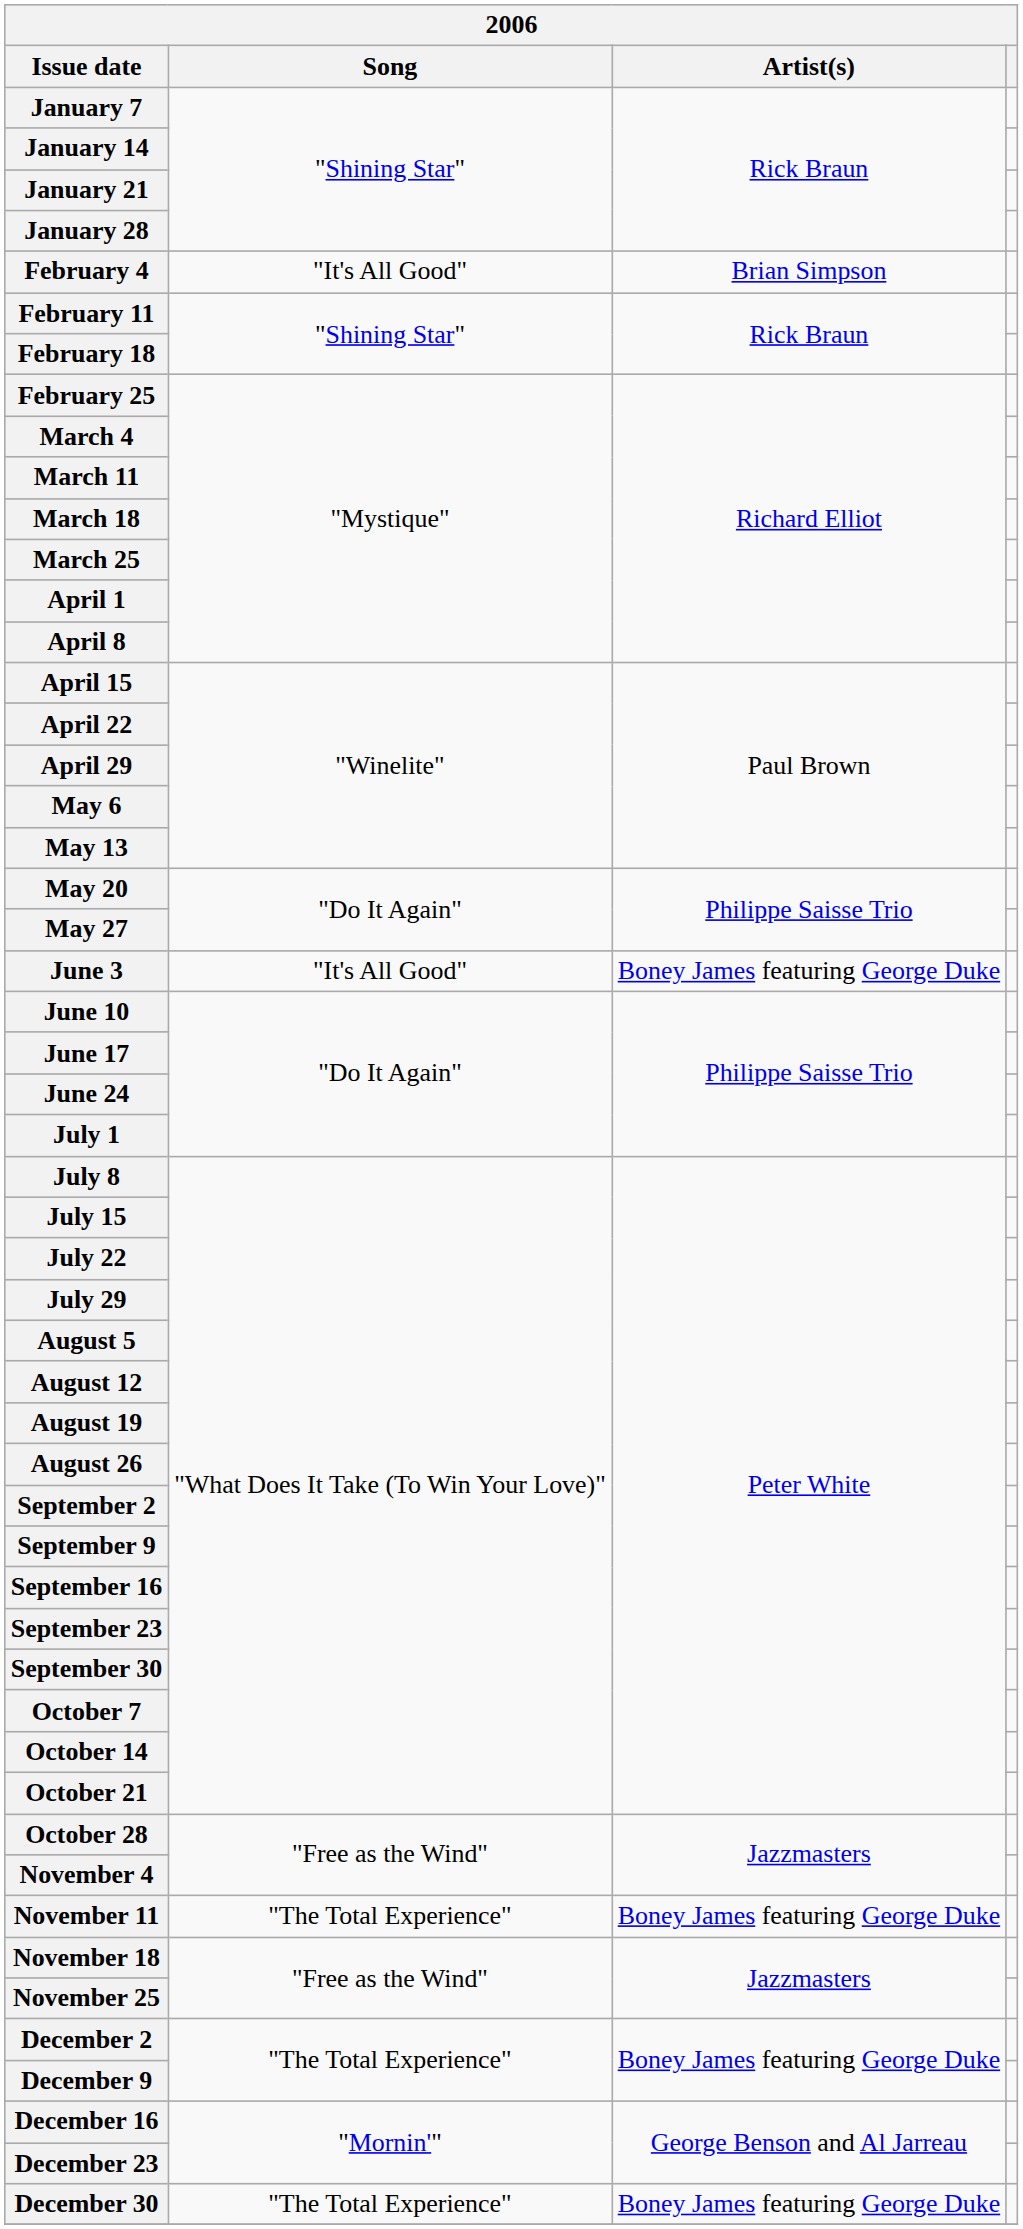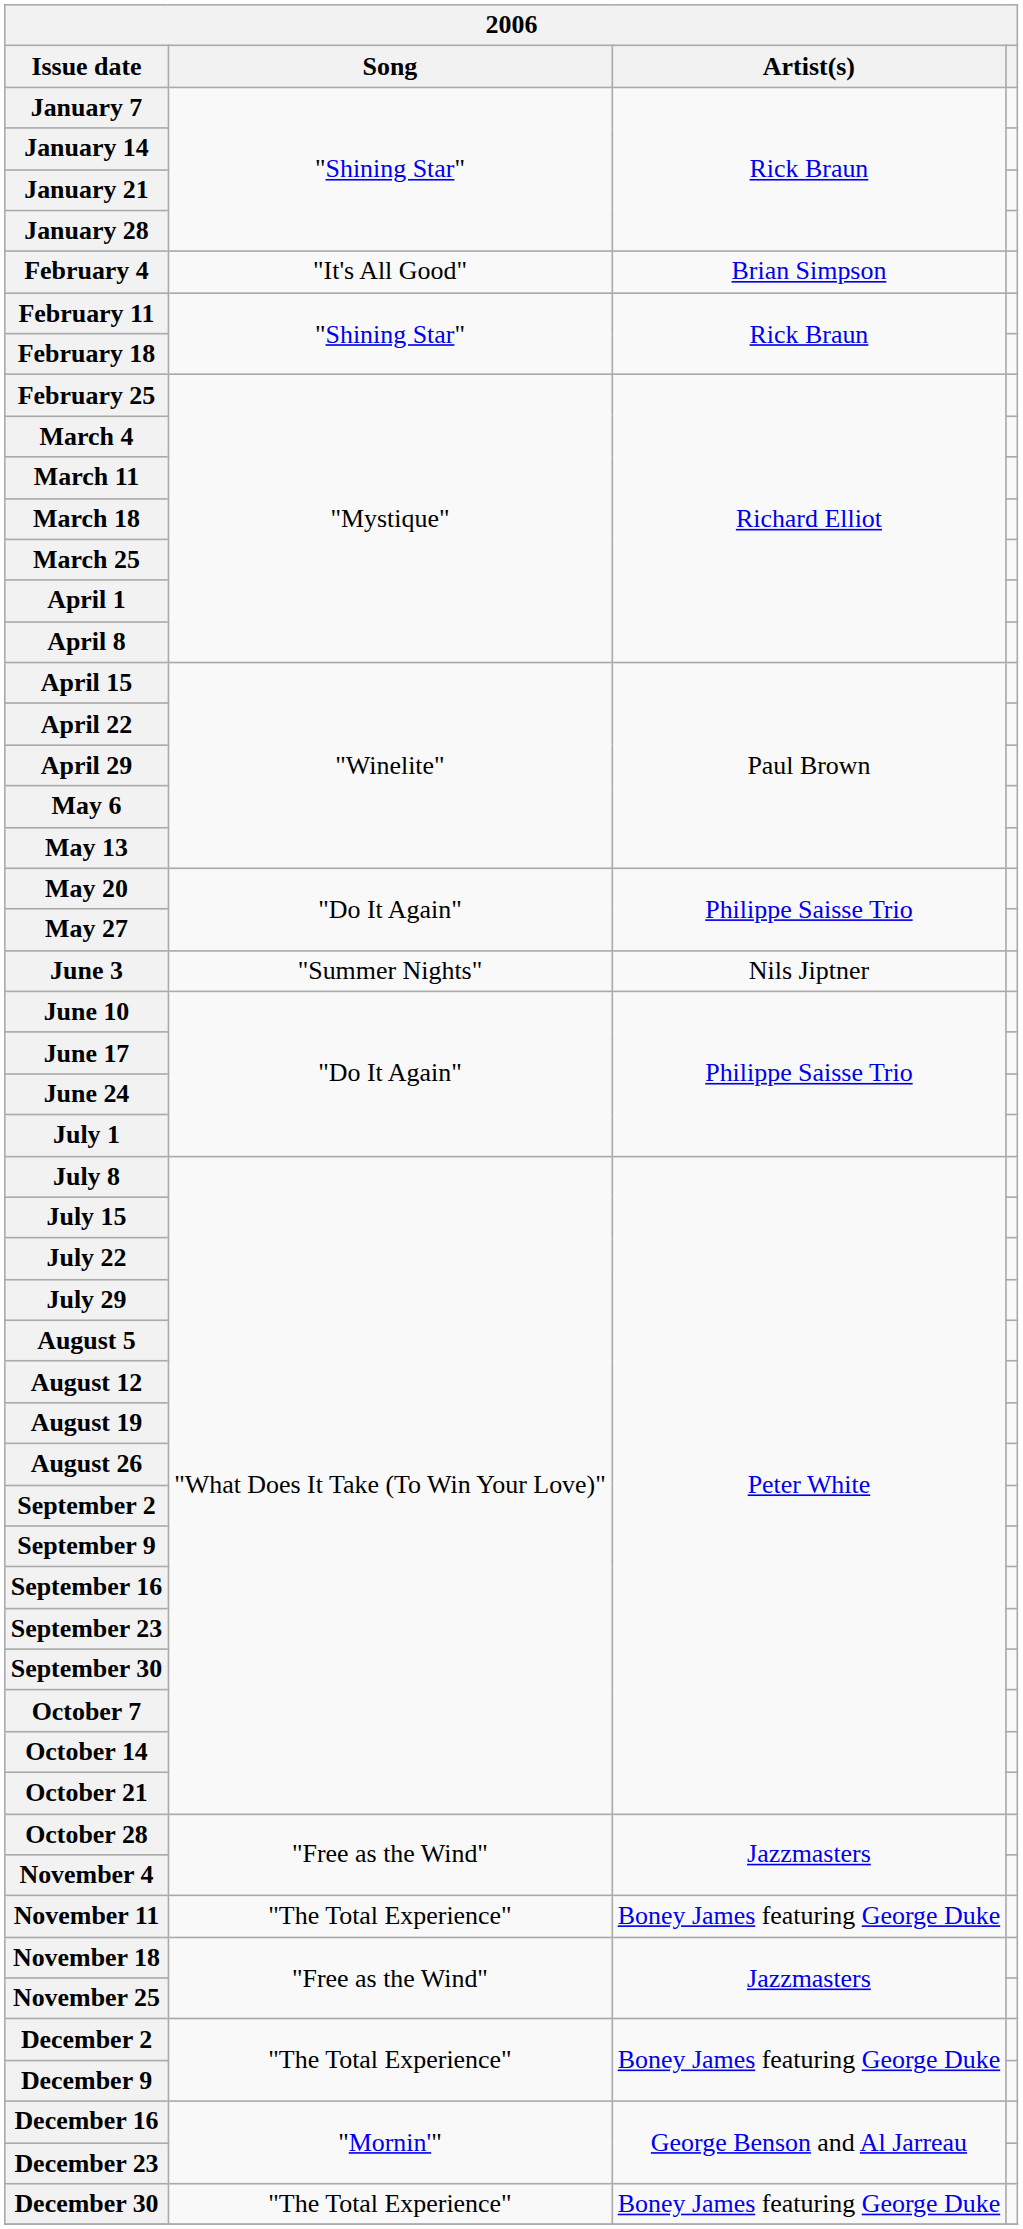(390, 970) "It's All Good" -> (390, 970) "Summer Nights"
(809, 970) Boney James featuring George Duke -> (809, 970) Nils Jiptner
